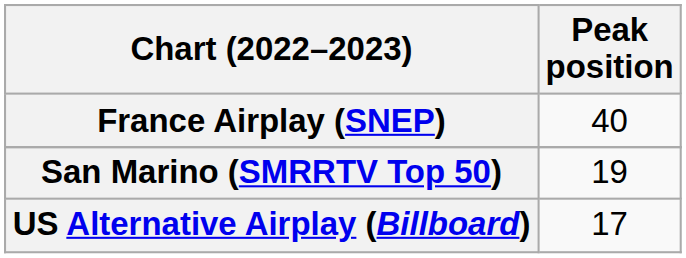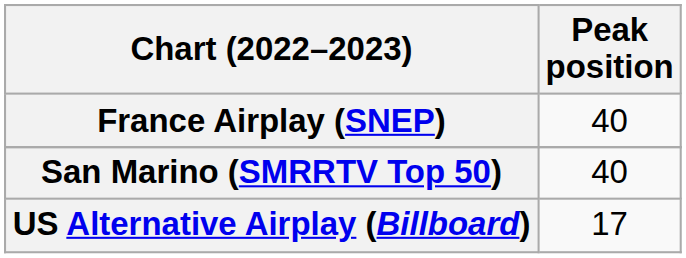(610, 172) 19 -> (610, 172) 40
